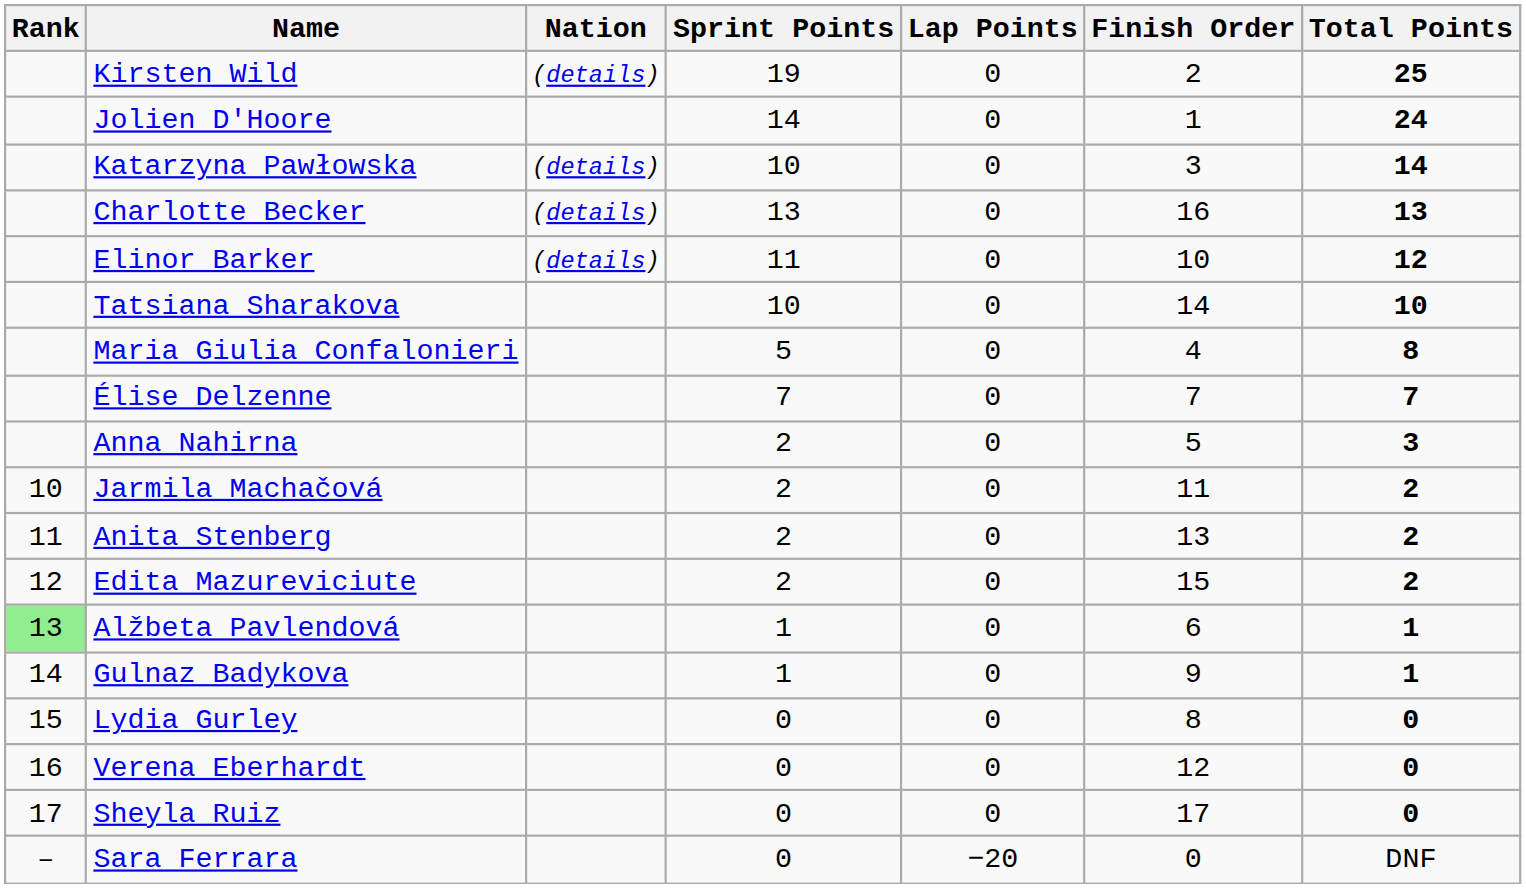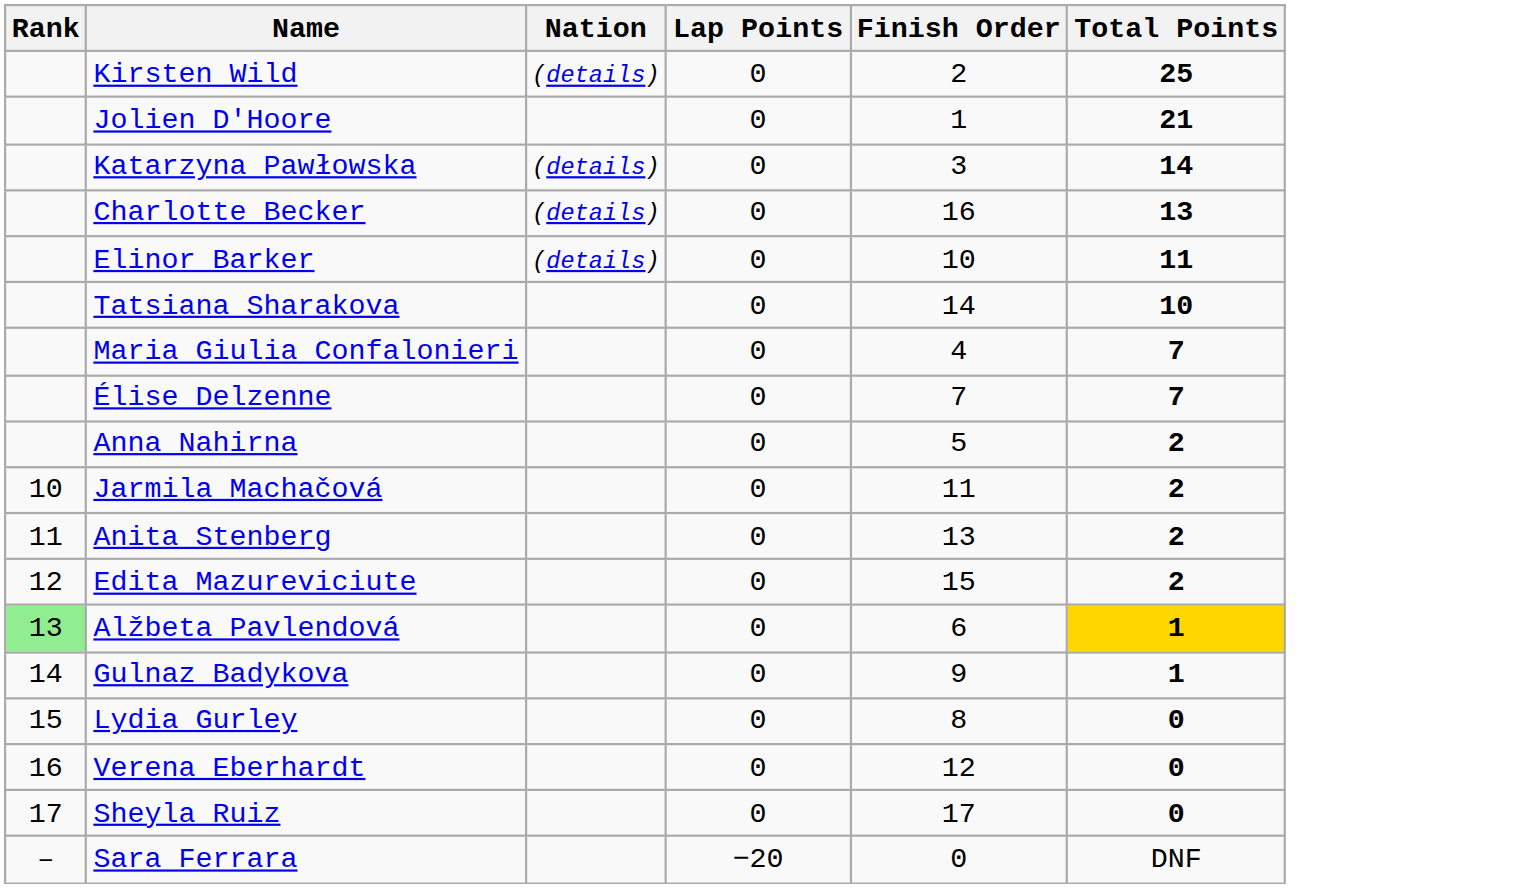- column: (784, 28)
(1411, 121) 24 -> (1176, 121) 21
(1411, 259) 12 -> (1176, 259) 11
(1411, 352) 8 -> (1176, 352) 7
(1411, 444) 3 -> (1176, 444) 2
(1411, 629) no background -> (1176, 629) gold background
